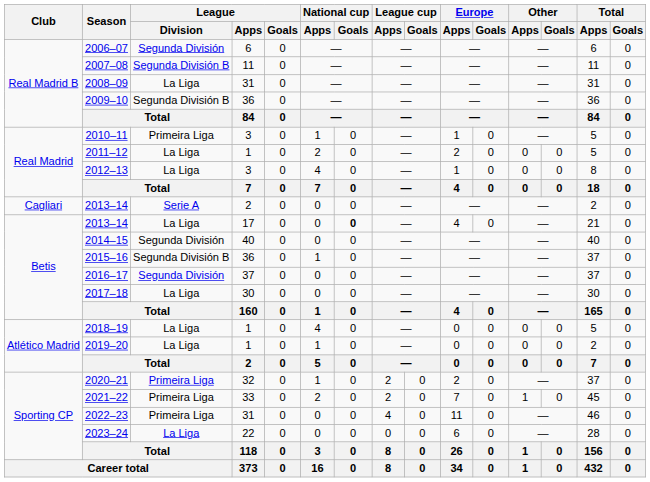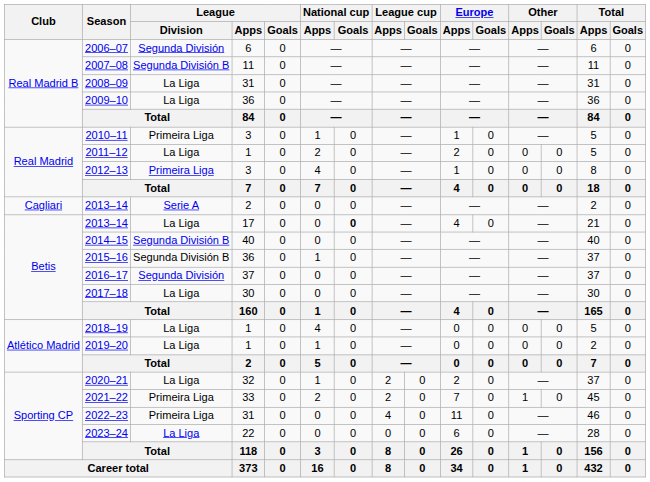(181, 100) Segunda División B -> (181, 100) La Liga
(181, 170) La Liga -> (181, 170) Primeira Liga
(181, 240) Segunda División -> (181, 240) Segunda División B
(181, 380) Primeira Liga -> (181, 380) La Liga
